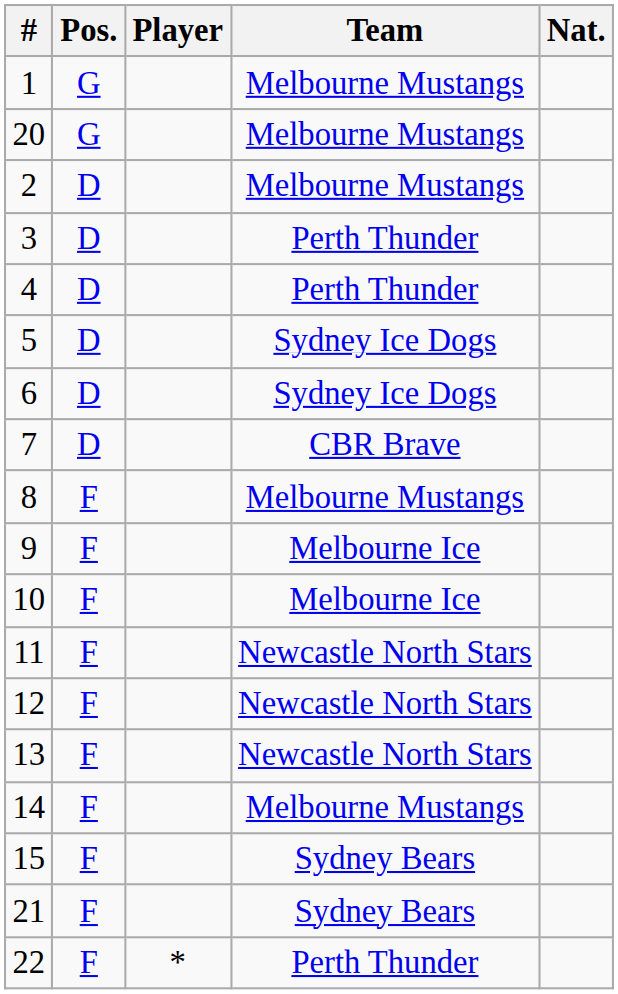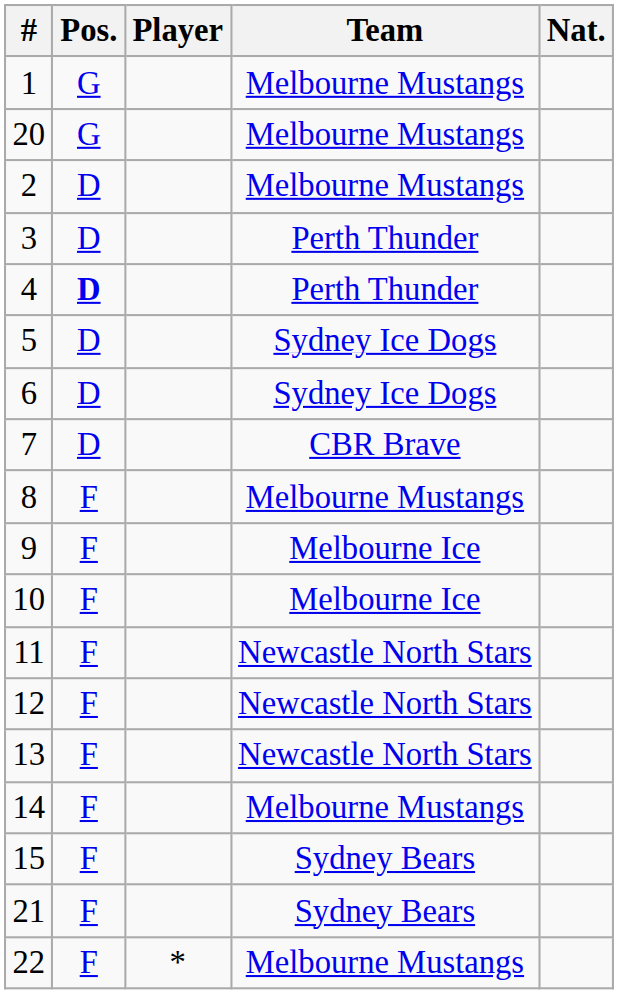(89, 289) normal -> (89, 289) bold
(385, 962) Perth Thunder -> (385, 962) Melbourne Mustangs
